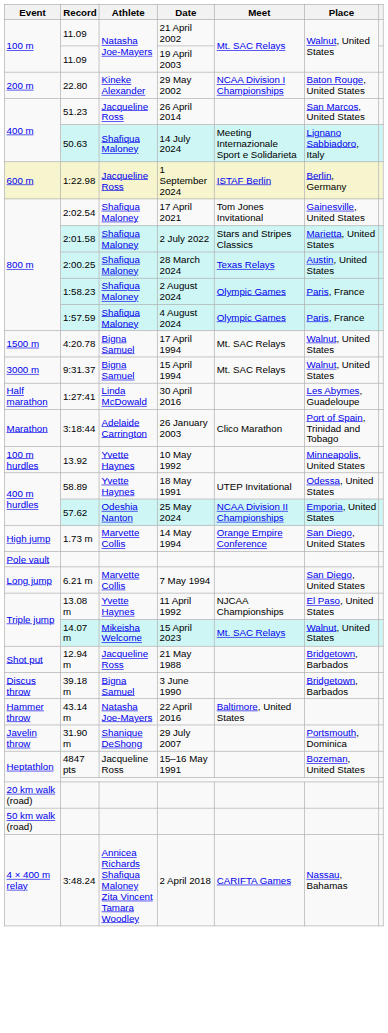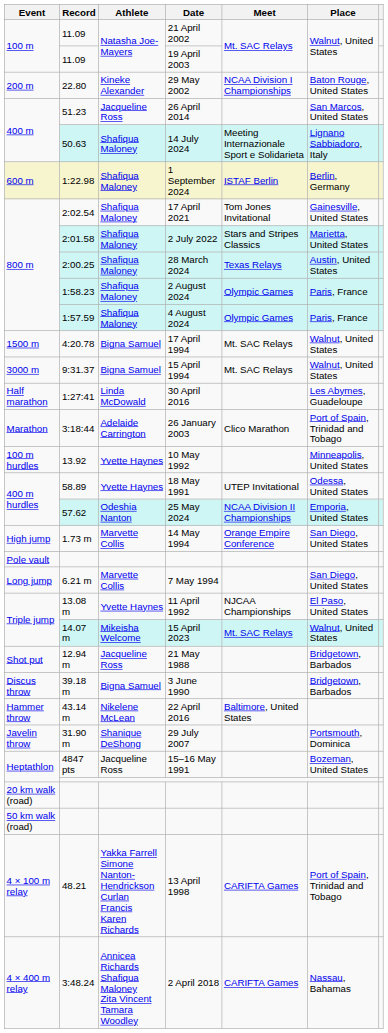(125, 181) Jacqueline Ross -> (120, 181) Shafiqua Maloney
(127, 712) Natasha Joe-Mayers -> (119, 712) Nikelene McLean
+ row: (28, 886)
